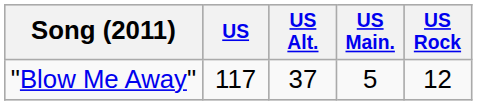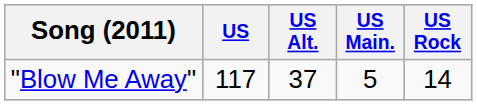(437, 79) 12 -> (437, 79) 14
